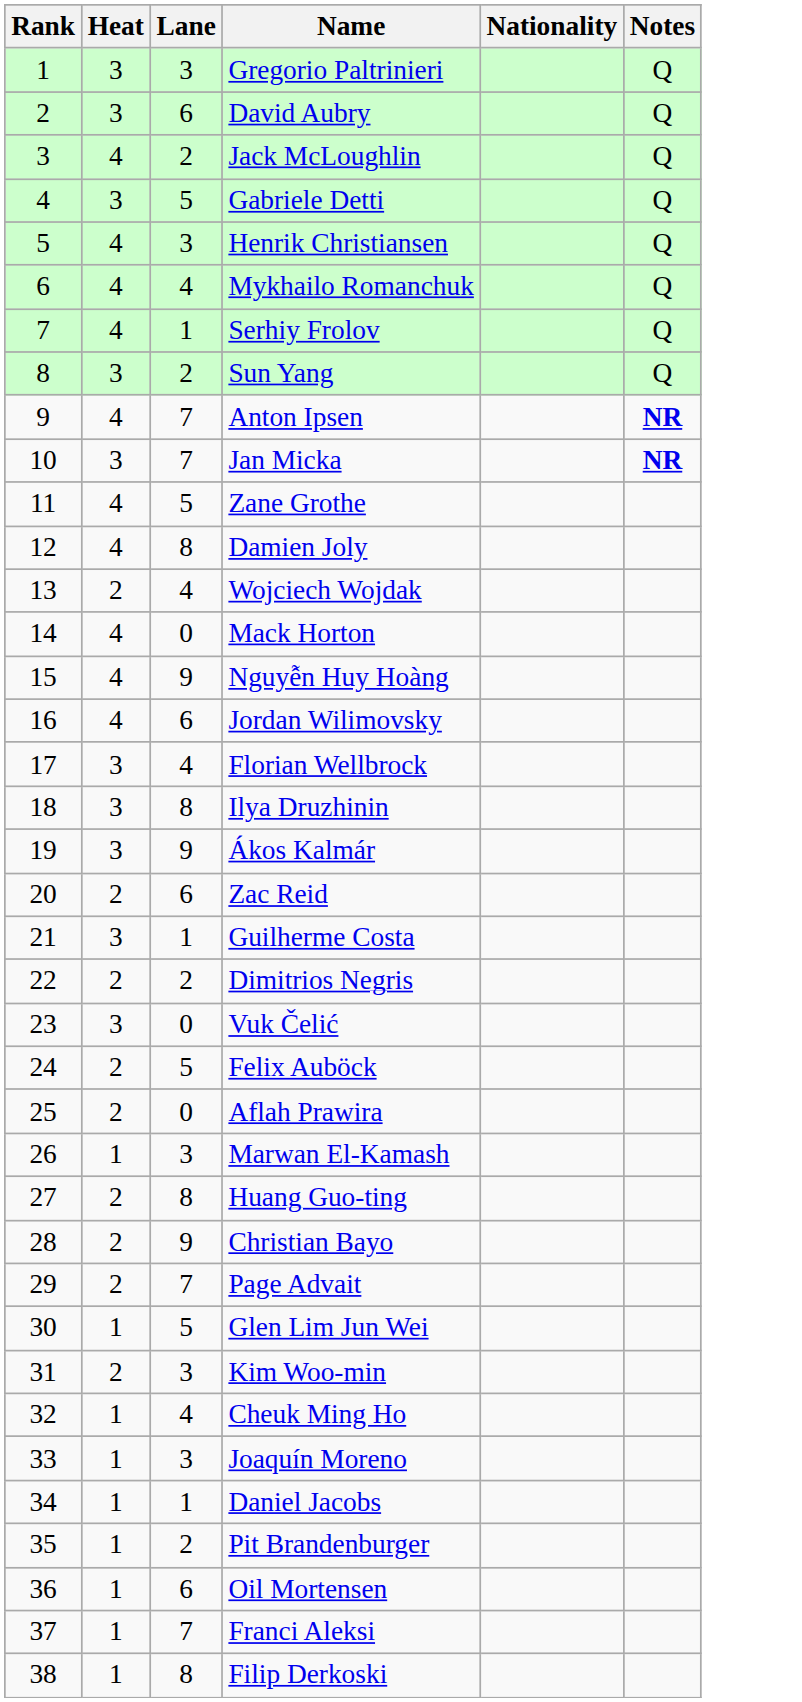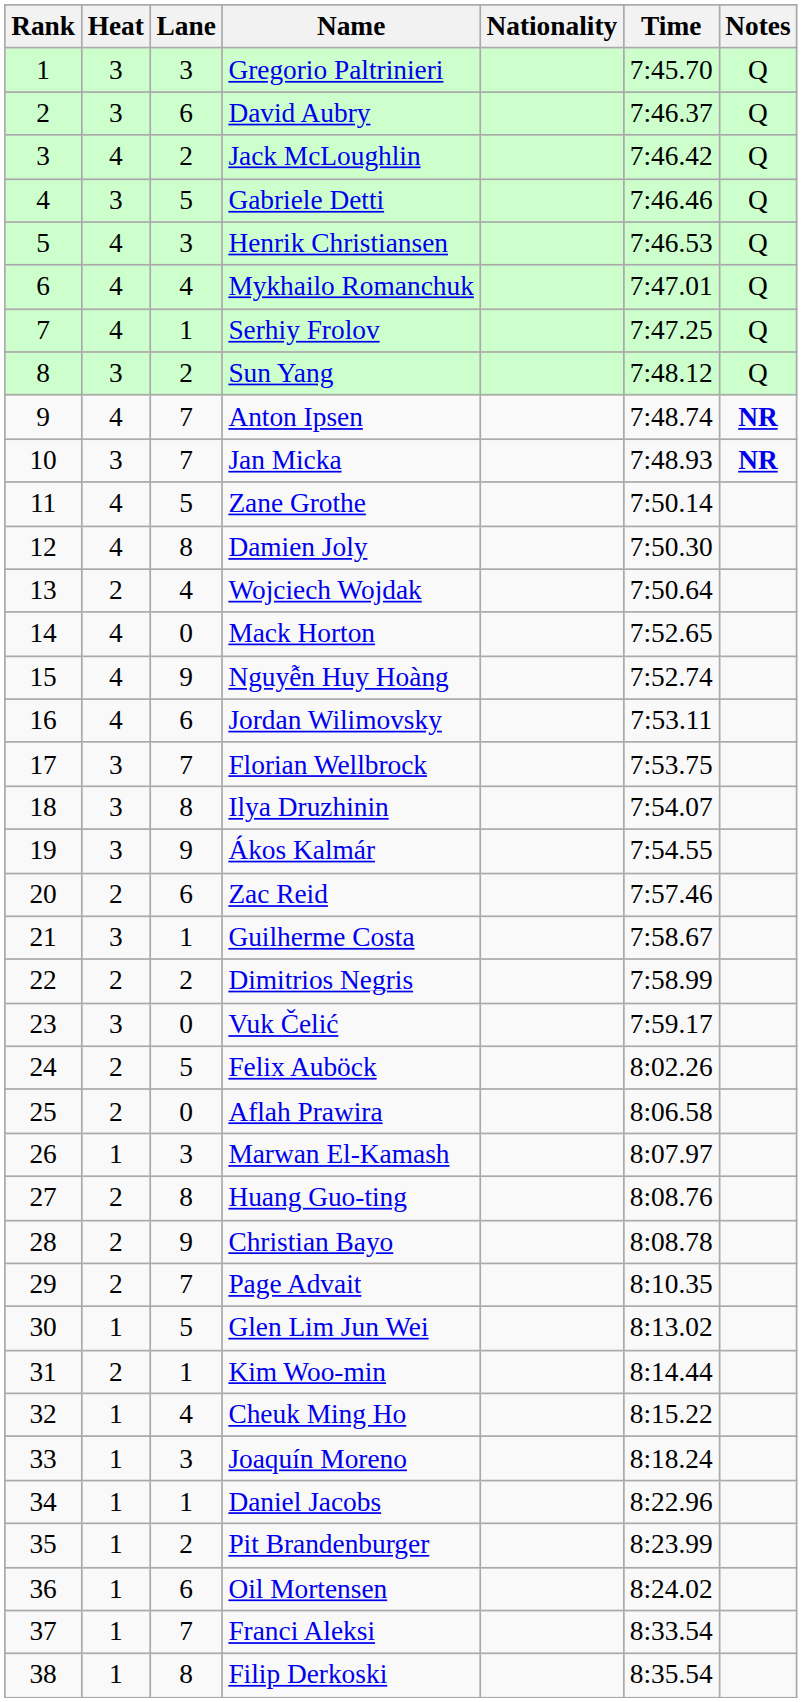+ column: (671, 26)
(186, 763) 4 -> (186, 763) 7
(186, 1371) 3 -> (186, 1371) 1
